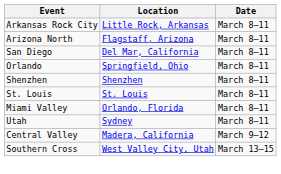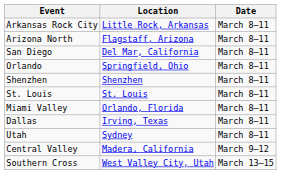+ row: (22, 121)
